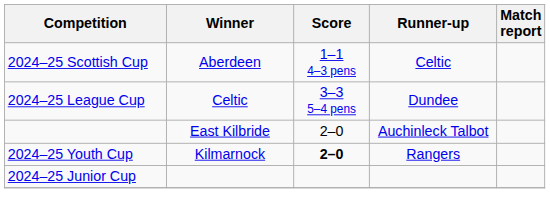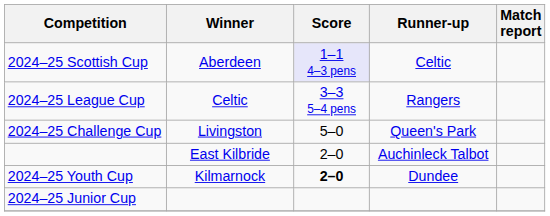(332, 62) no background -> (332, 62) lavender background
(433, 101) Dundee -> (433, 101) Rangers
+ row: (85, 131)
(433, 154) Rangers -> (433, 176) Dundee
